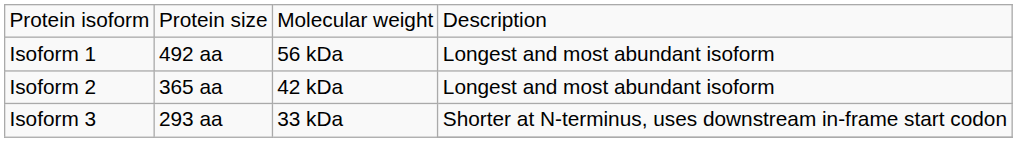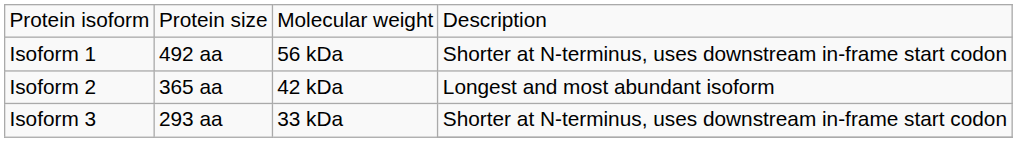(609, 53) Longest and most abundant isoform -> (725, 53) Shorter at N-terminus, uses downstream in-frame start codon
